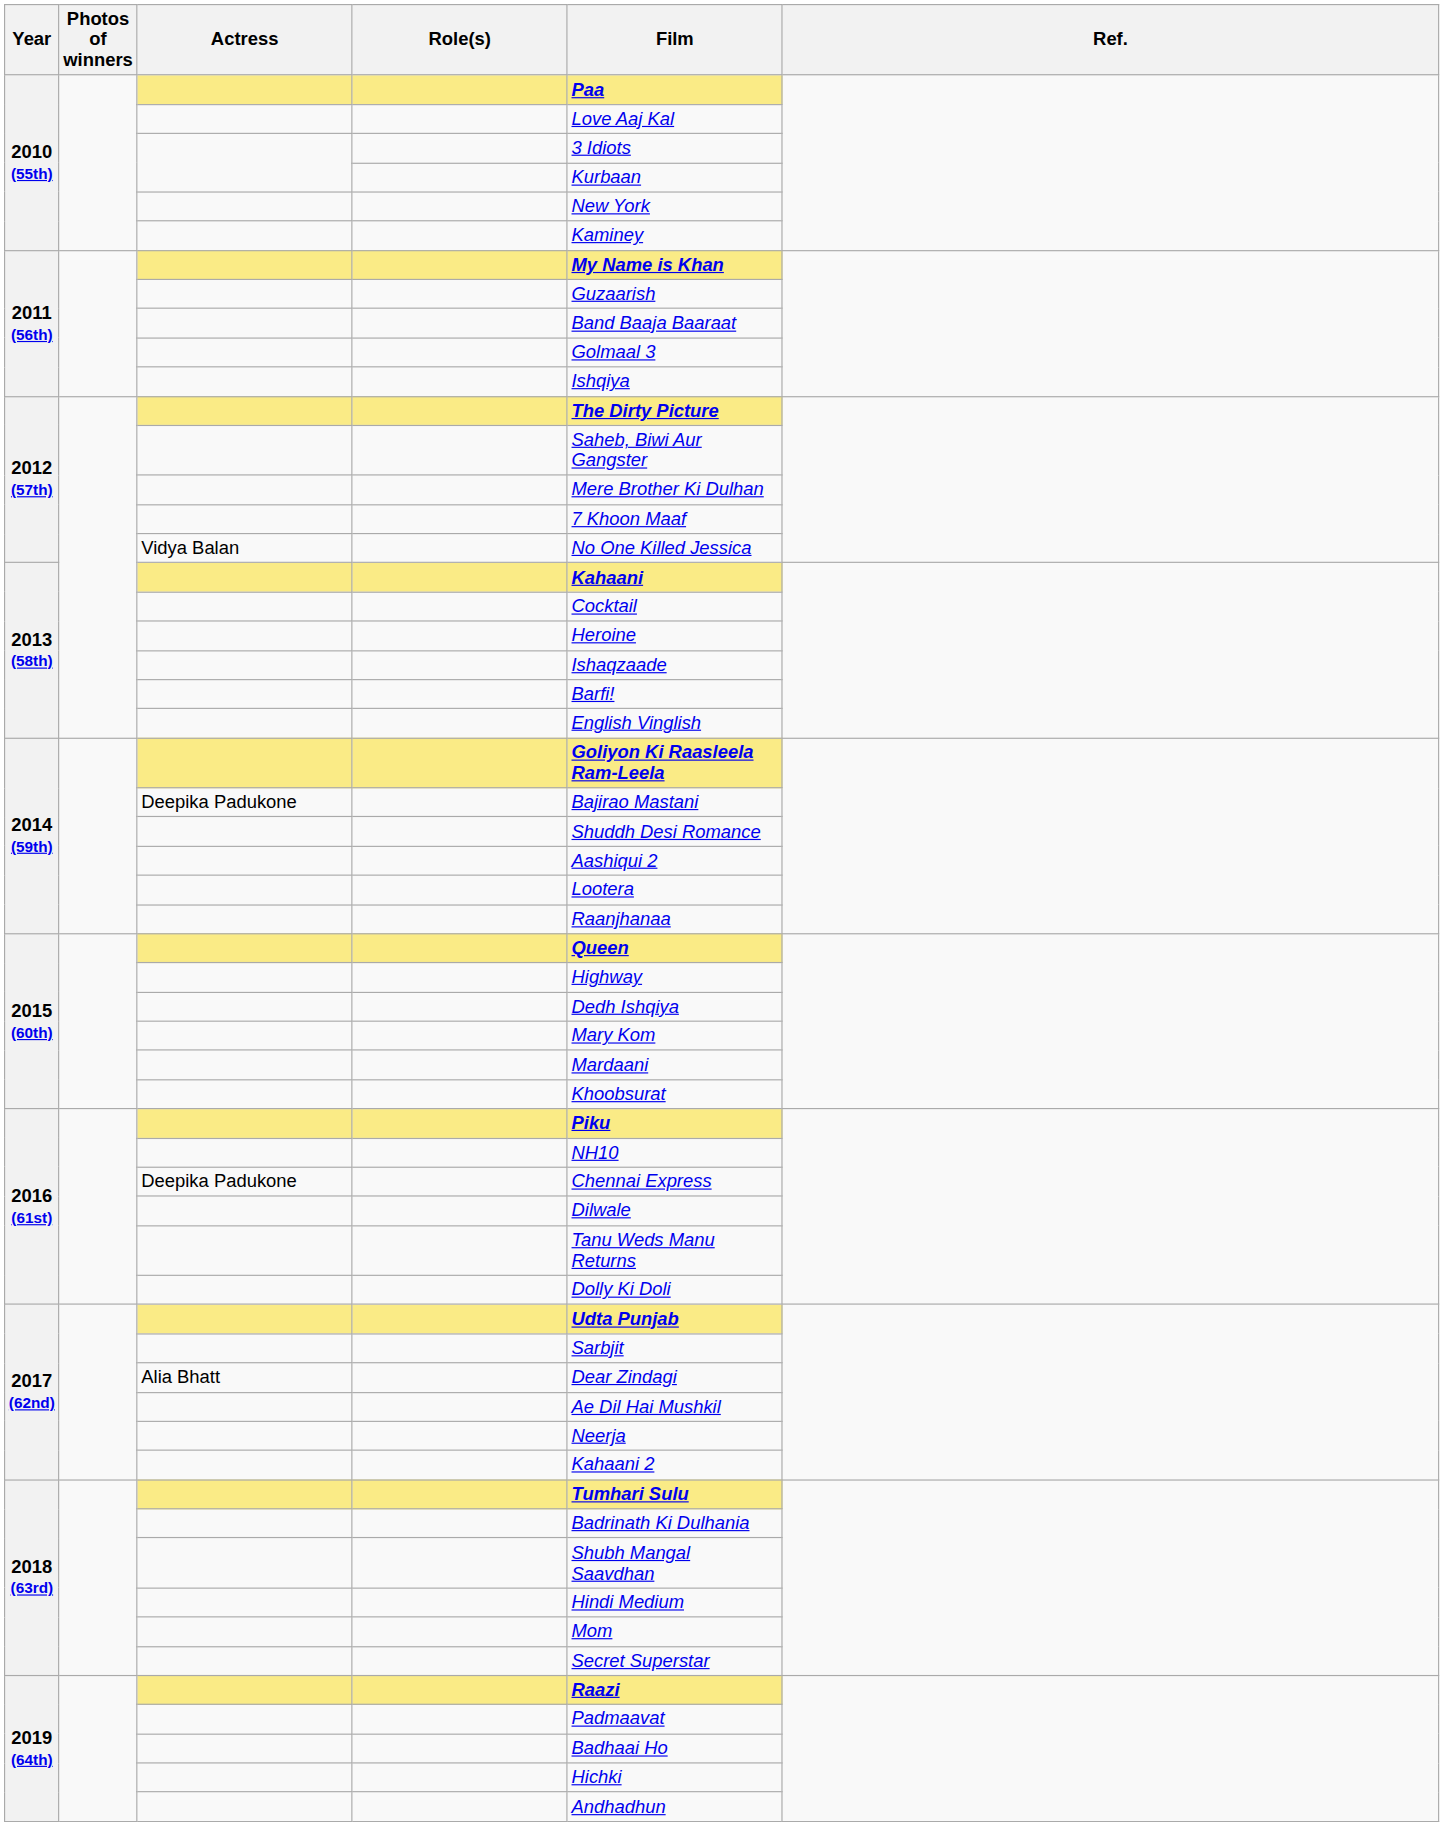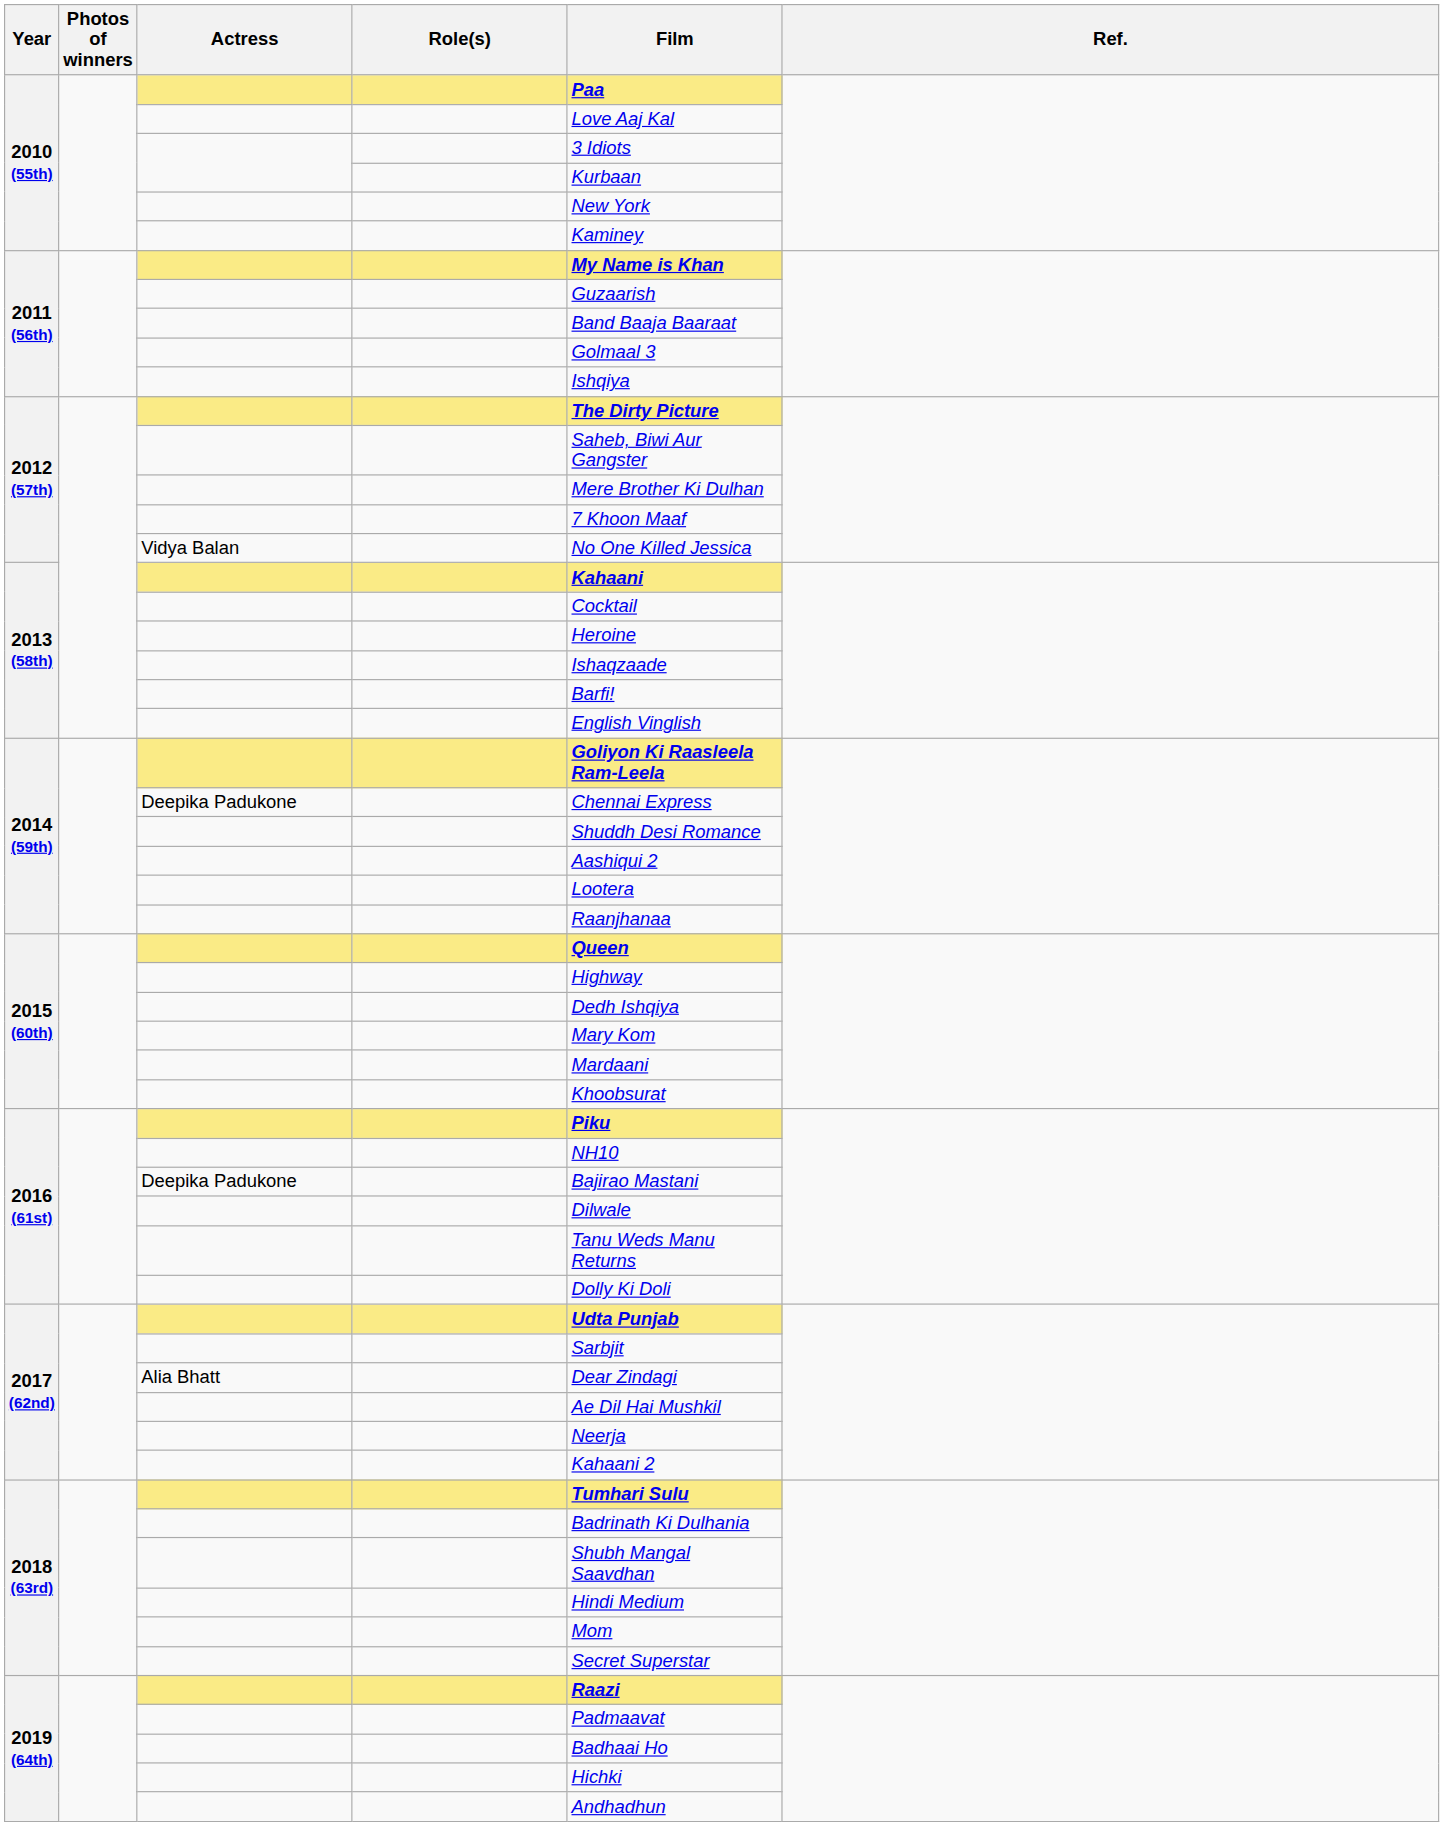(635, 802) Bajirao Mastani -> (642, 802) Chennai Express
(642, 1181) Chennai Express -> (635, 1181) Bajirao Mastani
